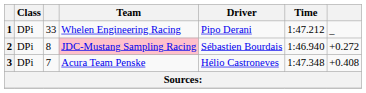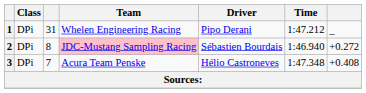(51, 29) 33 -> (51, 29) 31
